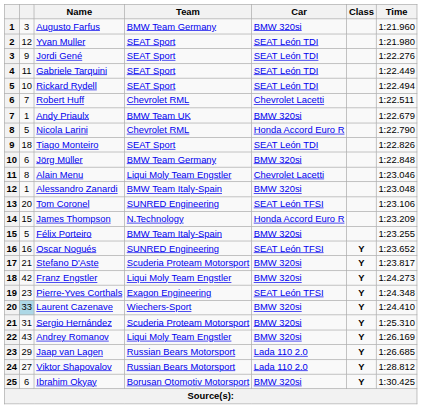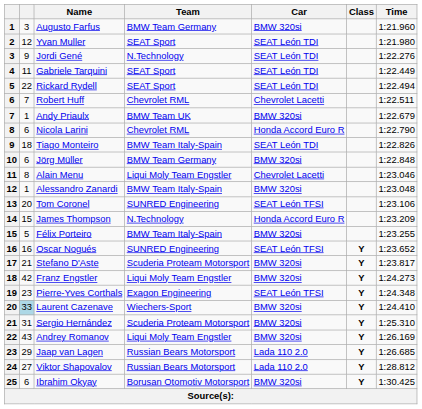(151, 56) SEAT Sport -> (155, 56) N.Technology
(27, 85) 10 -> (27, 85) 22
(27, 130) 5 -> (27, 130) 6
(151, 144) SEAT Sport -> (174, 144) BMW Team Italy-Spain
